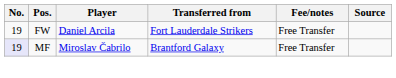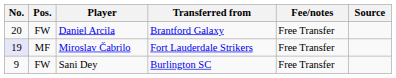(16, 30) 19 -> (16, 30) 20
(202, 30) Fort Lauderdale Strikers -> (187, 30) Brantford Galaxy
(187, 47) Brantford Galaxy -> (202, 47) Fort Lauderdale Strikers
+ row: (78, 65)
